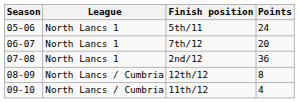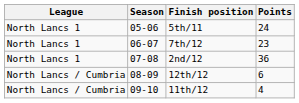columns swapped: (24, 12) <-> (105, 12)
(264, 44) 20 -> (264, 44) 23
(261, 75) 8 -> (261, 75) 6
